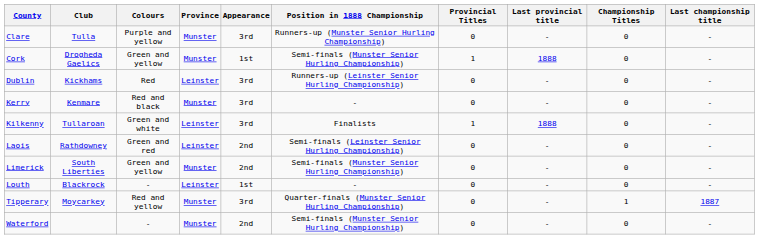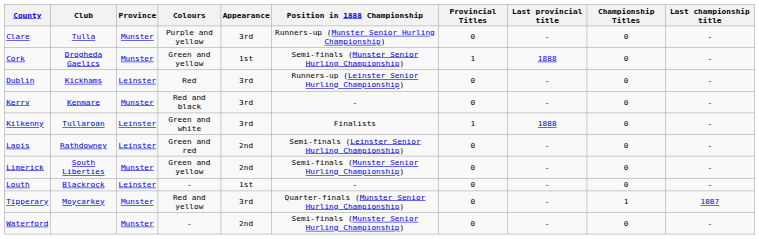columns swapped: (200, 15) <-> (148, 15)
